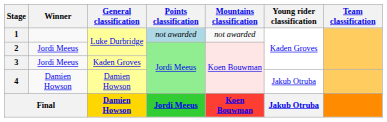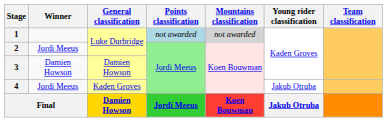(235, 35) no background -> (235, 35) lightgrey background
(58, 63) Jordi Meeus -> (58, 68) Damien Howson
(117, 63) Kaden Groves -> (117, 68) Damien Howson
(58, 81) Damien Howson -> (58, 86) Jordi Meeus
(117, 81) Damien Howson -> (117, 86) Kaden Groves
